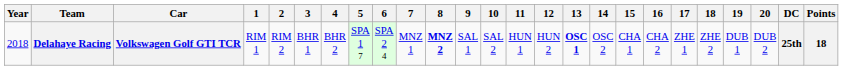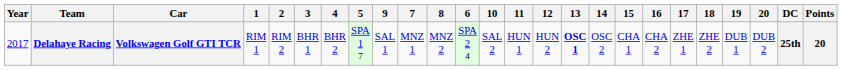columns swapped: (384, 12) <-> (468, 12)
(18, 43) 2018 -> (18, 43) 2017
(440, 43) bold -> (441, 43) normal
(821, 43) 18 -> (820, 43) 20
